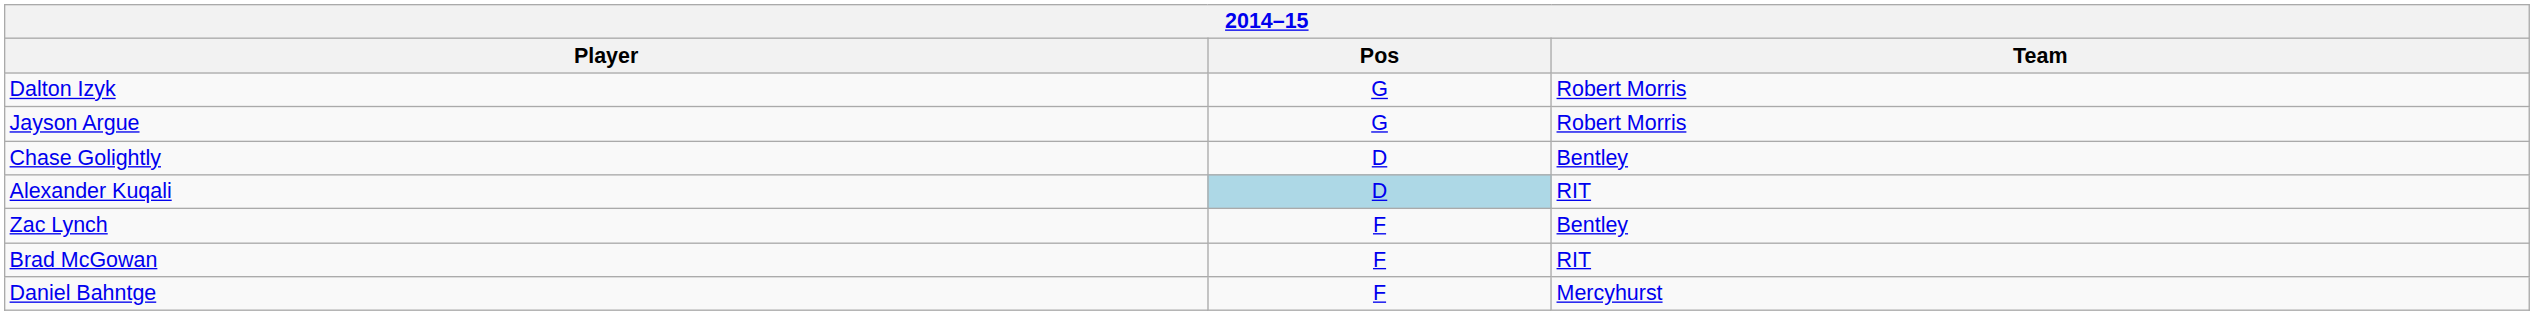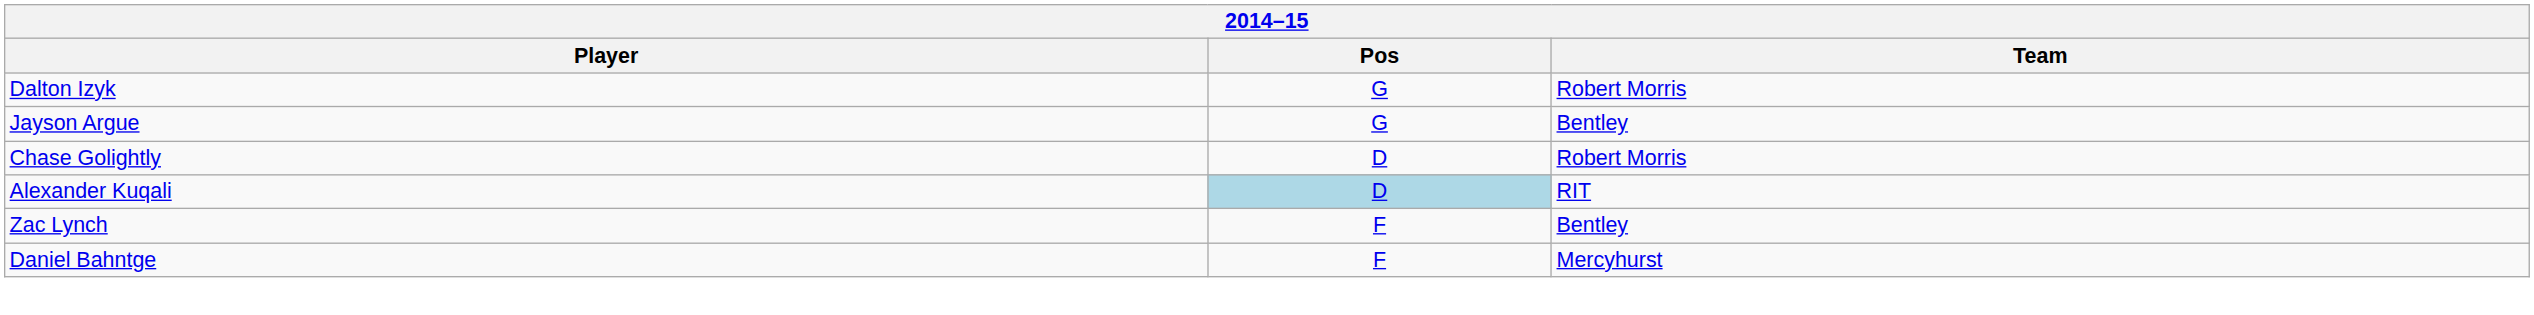(1621, 123) Robert Morris -> (1592, 123) Bentley
(1592, 157) Bentley -> (1621, 157) Robert Morris
- row: (83, 259)
